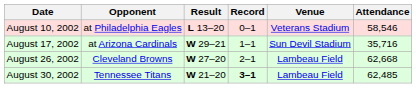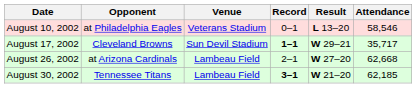columns swapped: (206, 12) <-> (310, 12)
(133, 43) at Arizona Cardinals -> (133, 43) Cleveland Browns
(248, 43) normal -> (289, 43) bold
(382, 43) 35,716 -> (382, 43) 35,717
(133, 59) Cleveland Browns -> (133, 59) at Arizona Cardinals
(382, 75) 62,485 -> (382, 75) 62,185
